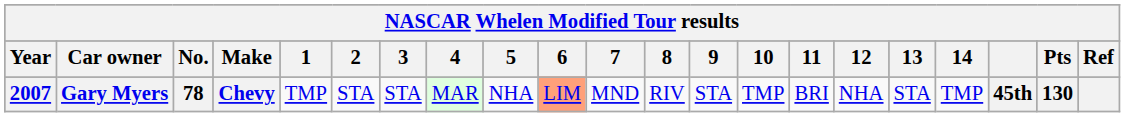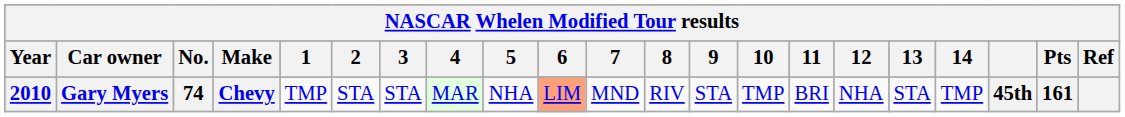(30, 93) 2007 -> (30, 93) 2010
(193, 93) 78 -> (193, 93) 74
(1058, 93) 130 -> (1058, 93) 161
